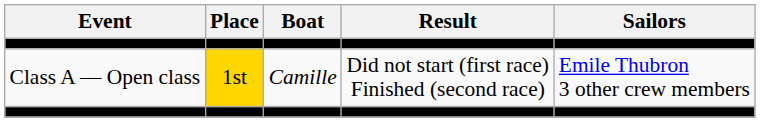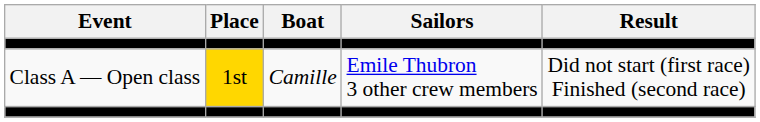columns swapped: (654, 21) <-> (448, 21)
